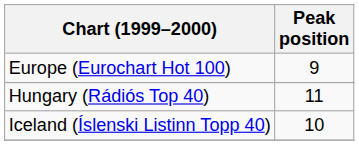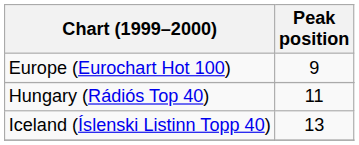(314, 125) 10 -> (314, 125) 13
